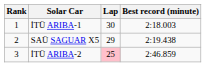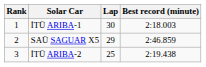(161, 39) 2:19.438 -> (161, 39) 2:46.859
(111, 54) pink background -> (111, 54) no background
(161, 54) 2:46.859 -> (161, 54) 2:19.438
